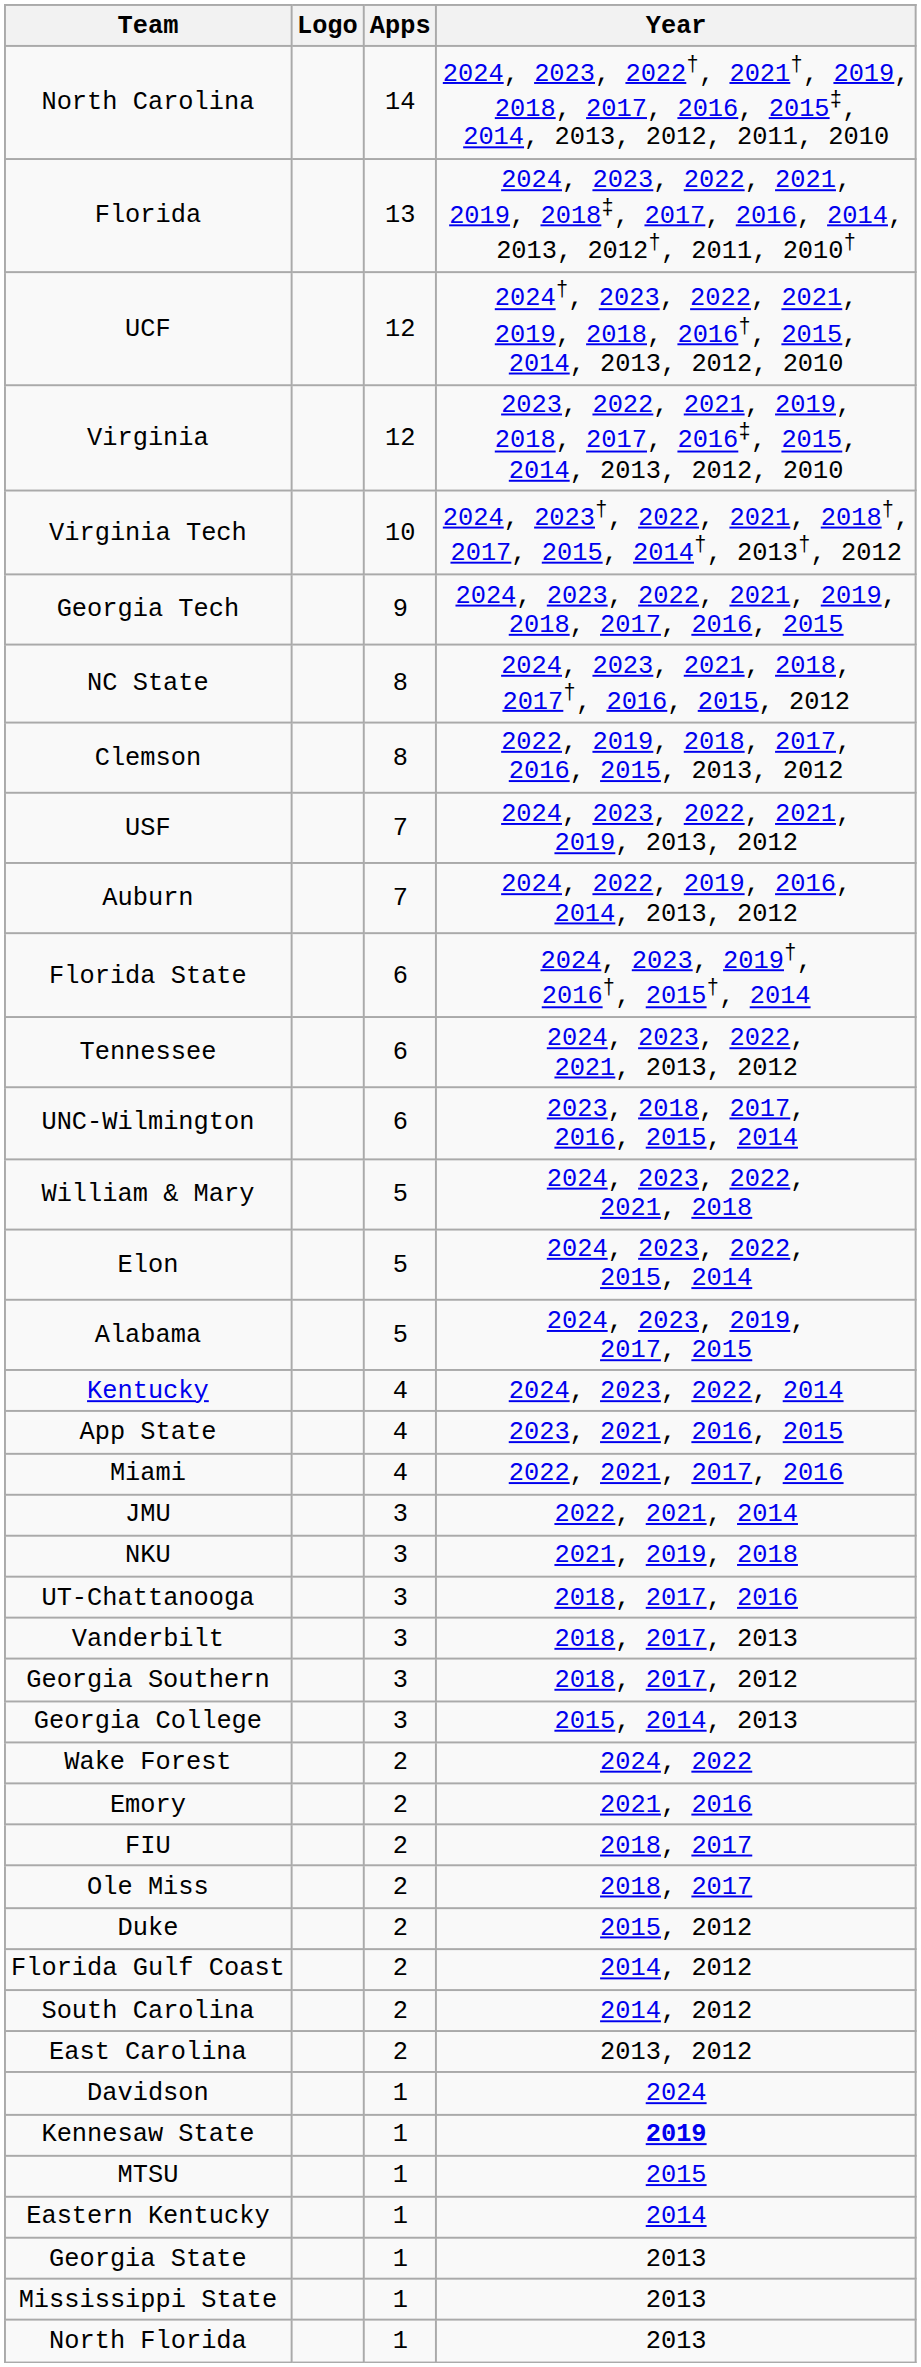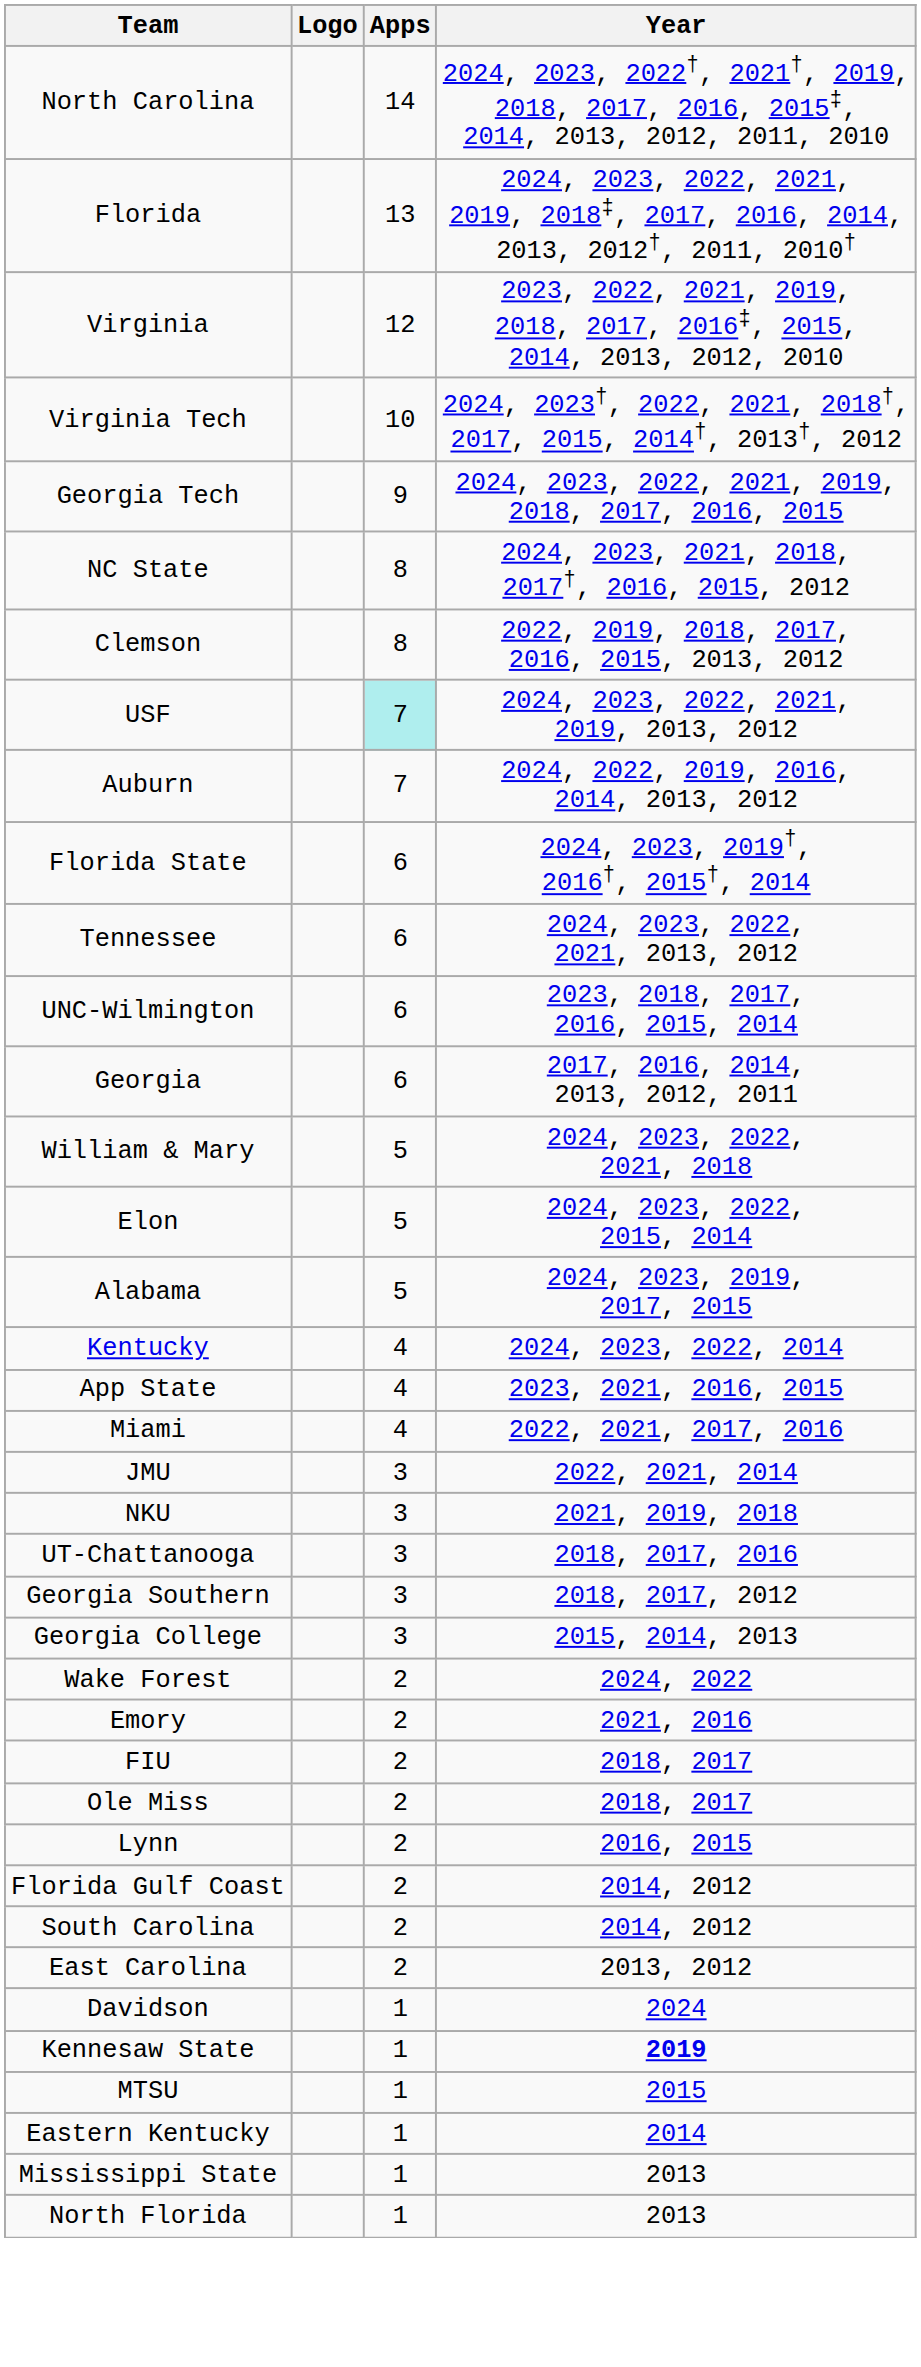- row: (148, 328)
(400, 828) no background -> (400, 715) paleturquoise background
+ row: (148, 1081)
- row: (148, 1639)
+ row: (148, 1844)
- row: (148, 1928)
- row: (148, 2259)
